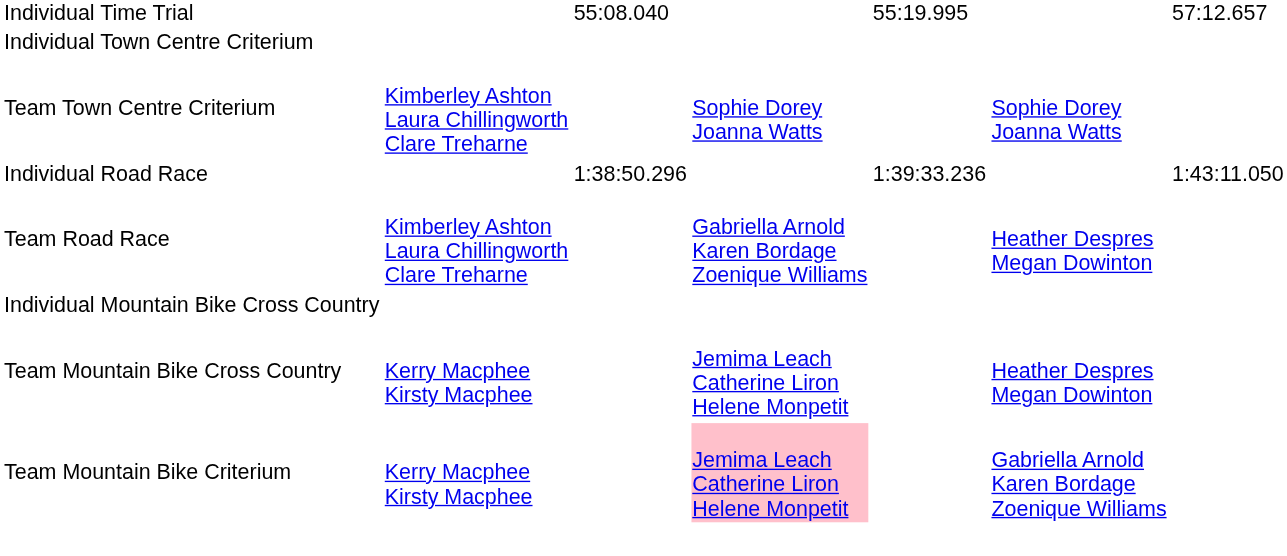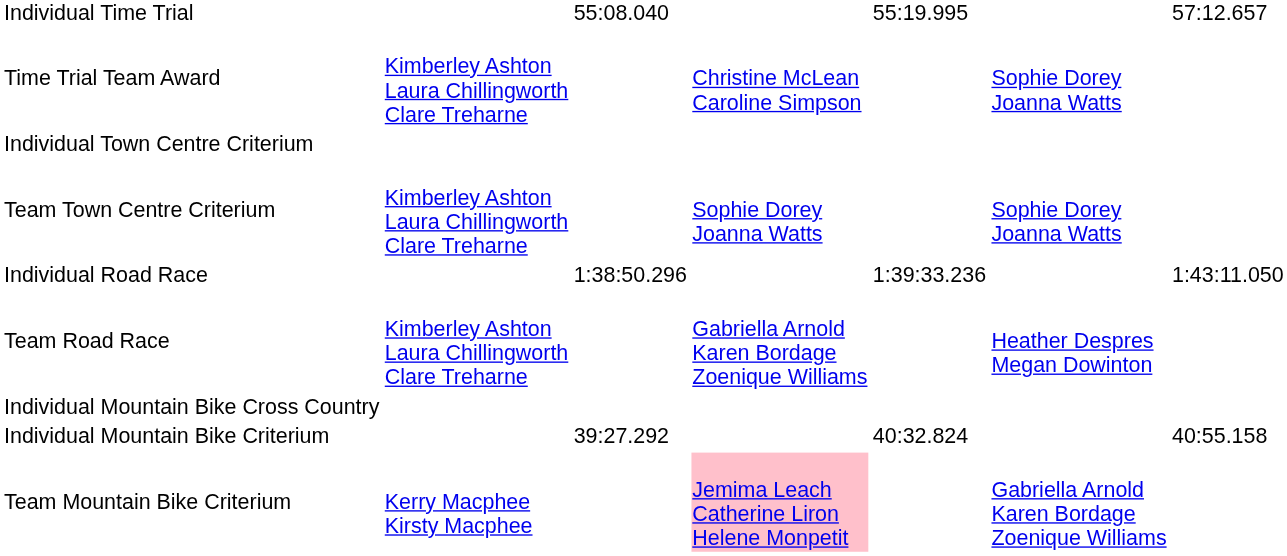+ row: (112, 78)
- row: (173, 370)
+ row: (167, 436)
